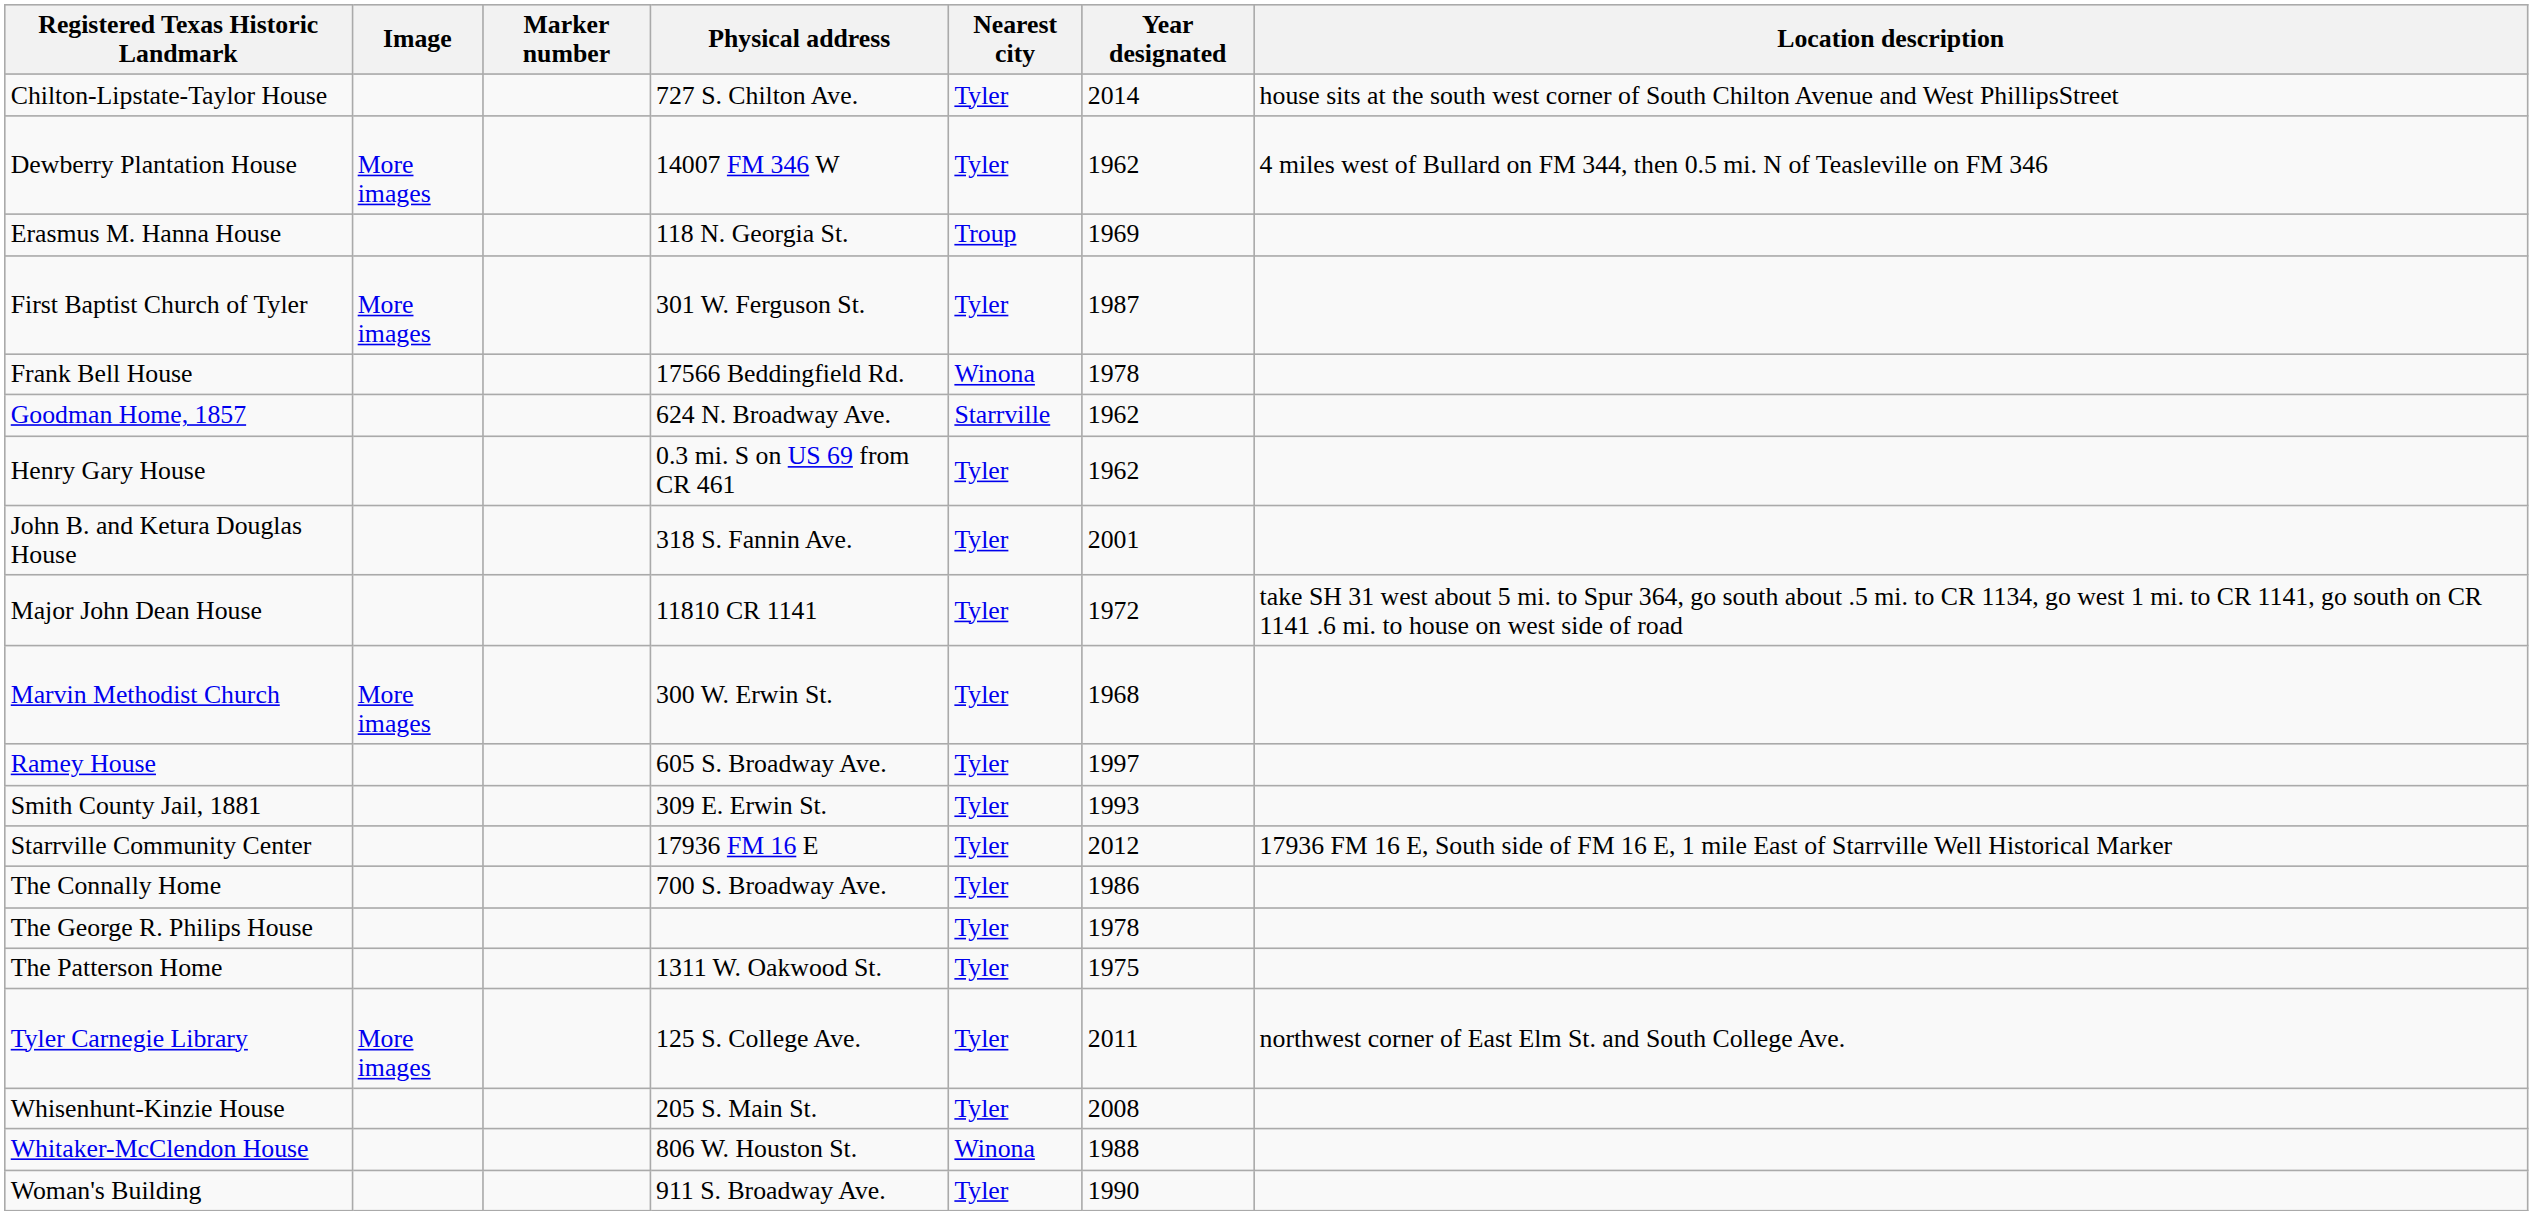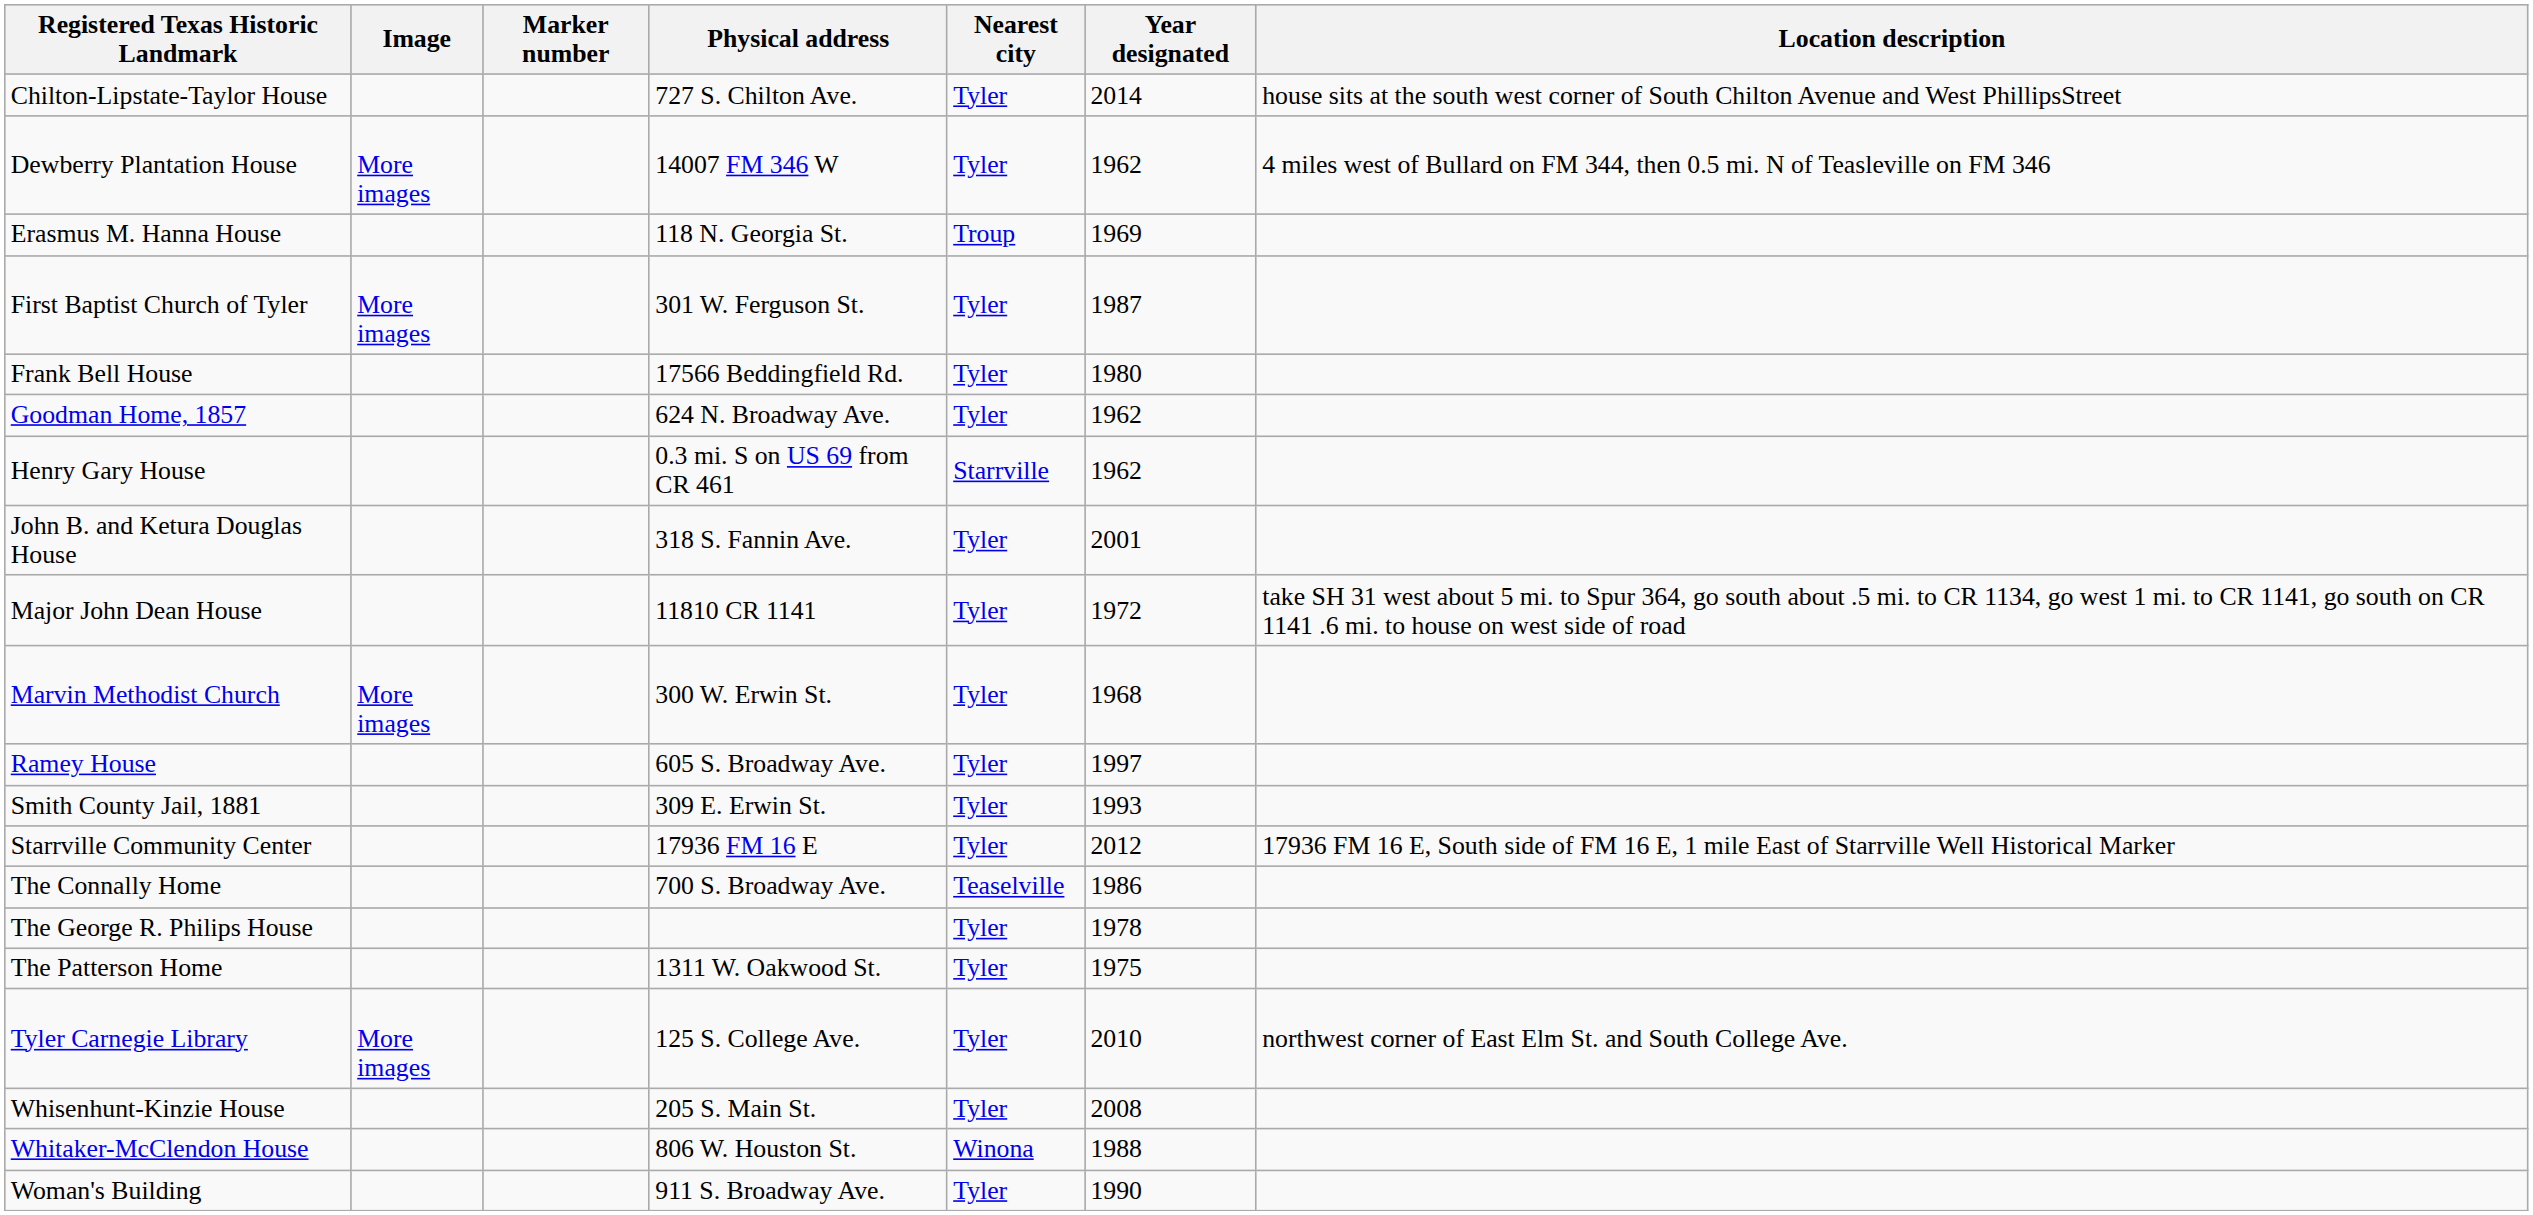(995, 374) Winona -> (980, 374) Tyler
(1114, 374) 1978 -> (1116, 374) 1980
(1002, 414) Starrville -> (980, 414) Tyler
(981, 470) Tyler -> (1001, 470) Starrville
(981, 886) Tyler -> (1009, 886) Teaselville
(1113, 1038) 2011 -> (1116, 1038) 2010
